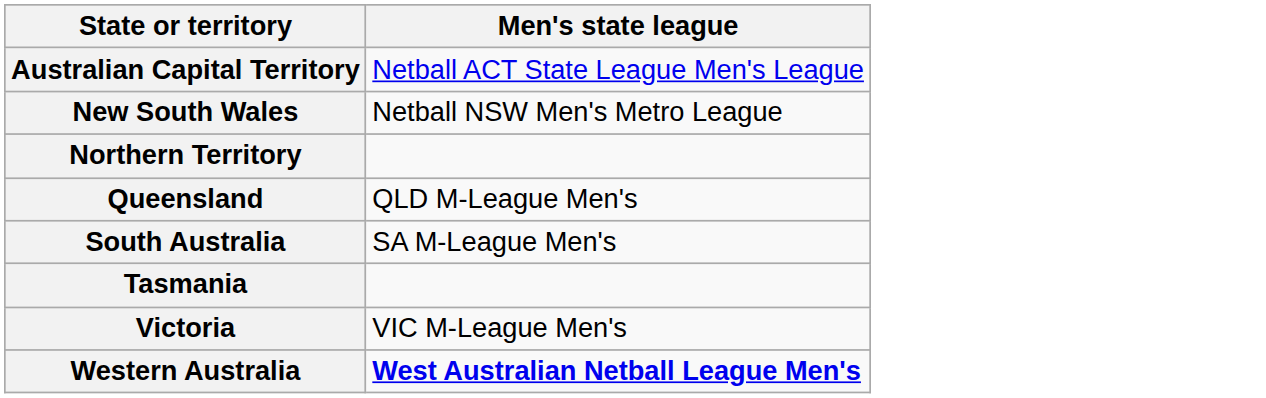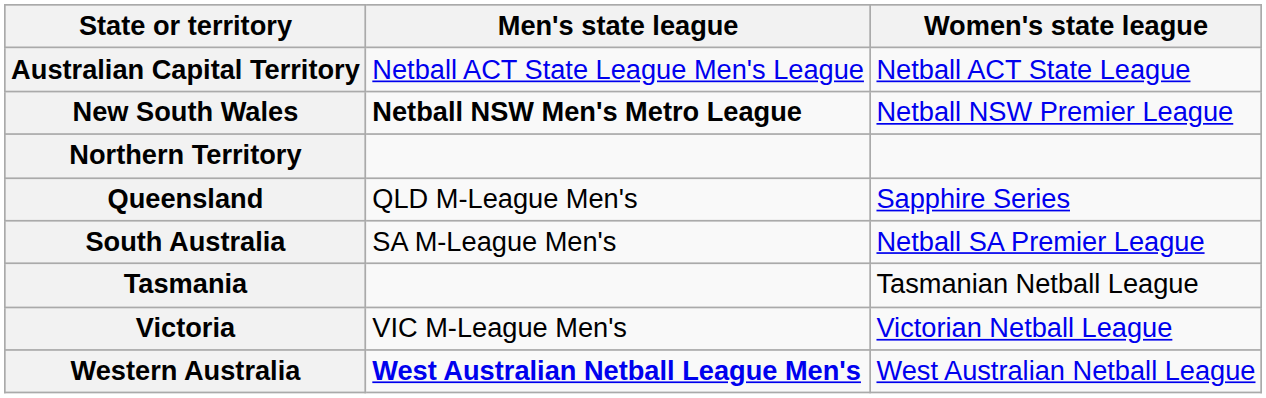+ column: (1066, 26)
(577, 112) normal -> (587, 112) bold
